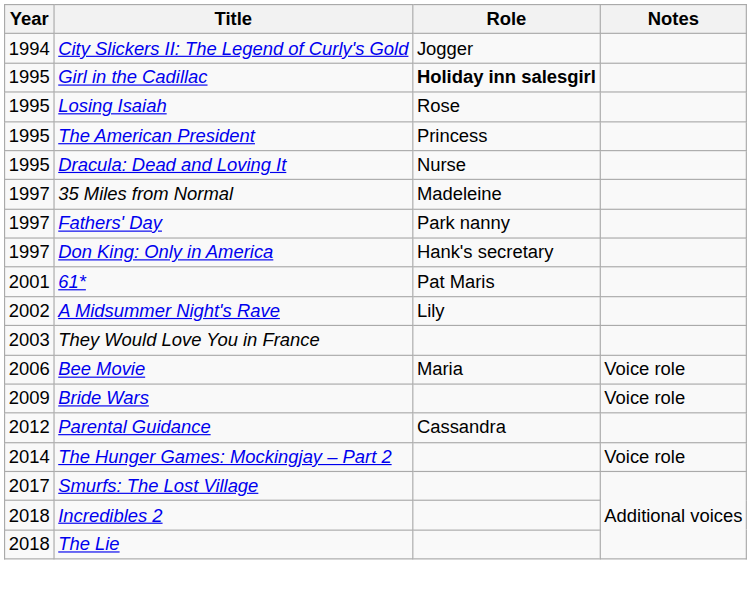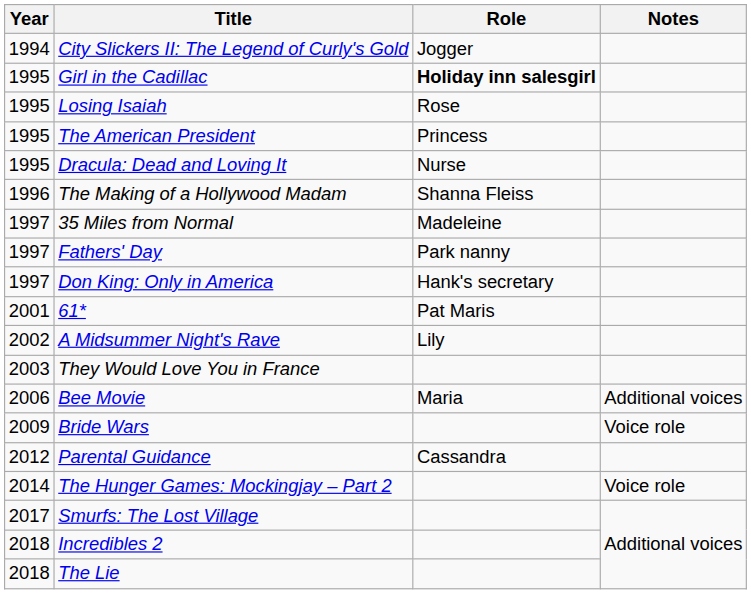+ row: (202, 194)
(645, 369) Voice role -> (673, 398) Additional voices
